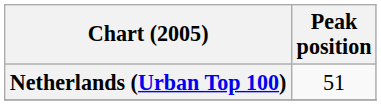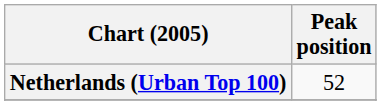(334, 81) 51 -> (334, 81) 52
